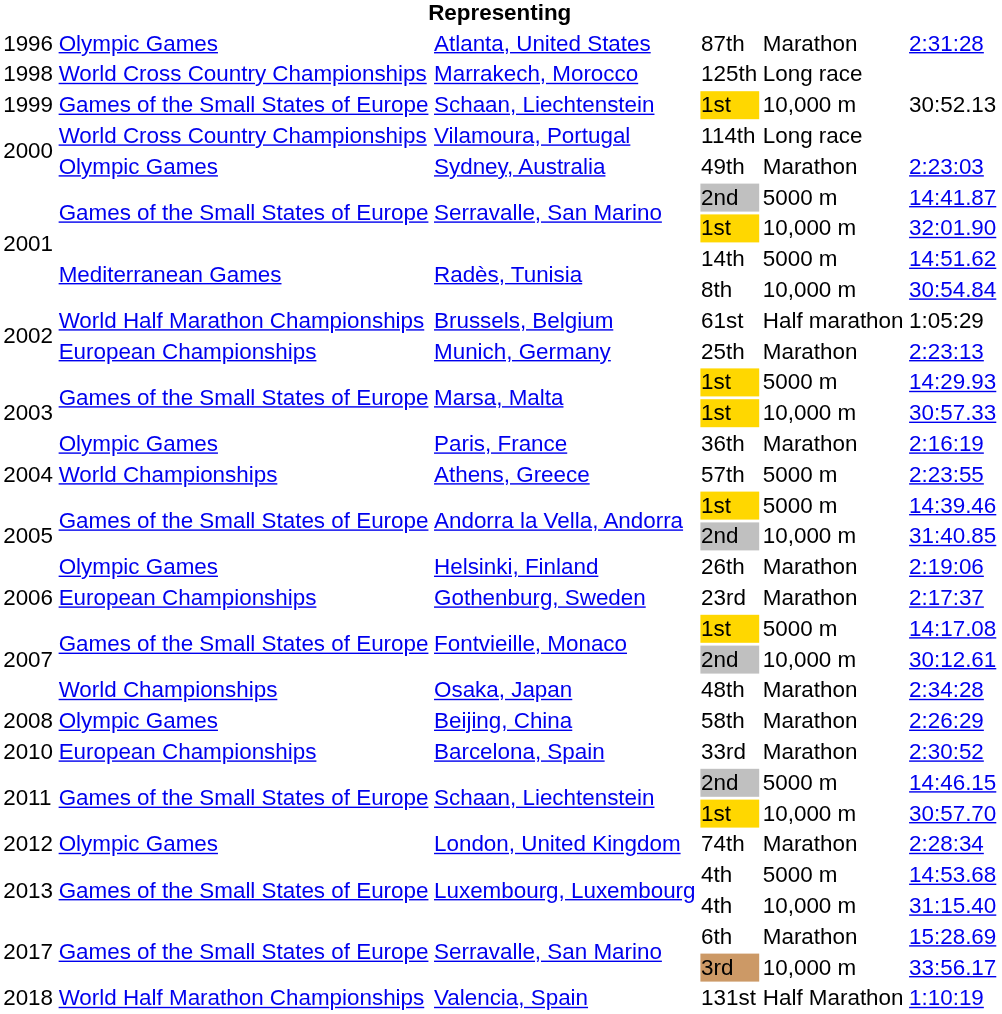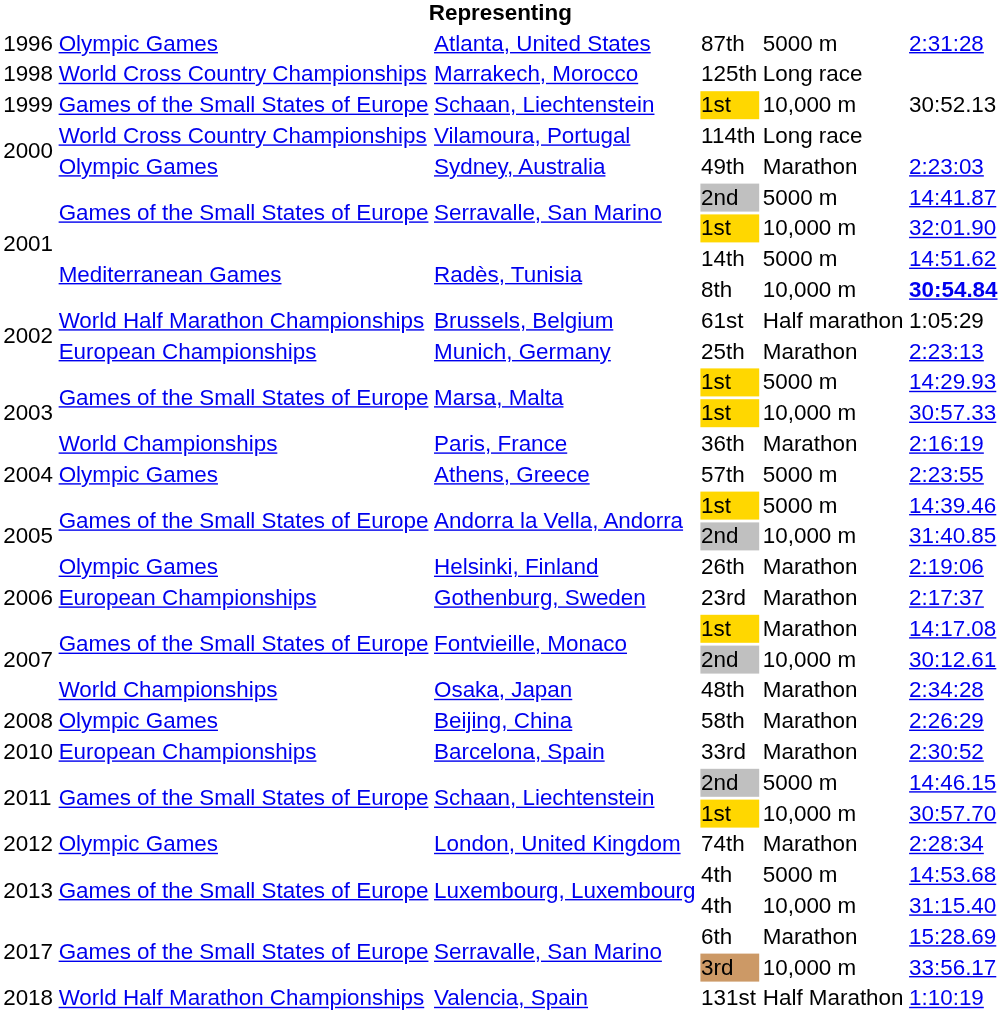(810, 43) Marathon -> (800, 43) 5000 m
(953, 289) normal -> (953, 289) bold
(138, 443) Olympic Games -> (168, 443) World Championships
(168, 474) World Championships -> (138, 474) Olympic Games
(800, 628) 5000 m -> (810, 628) Marathon
